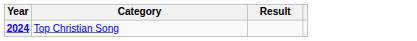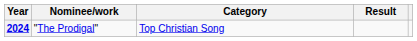+ column: (84, 12)
